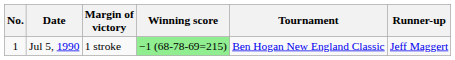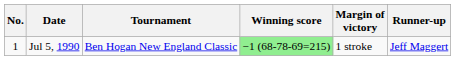columns swapped: (308, 20) <-> (109, 20)
